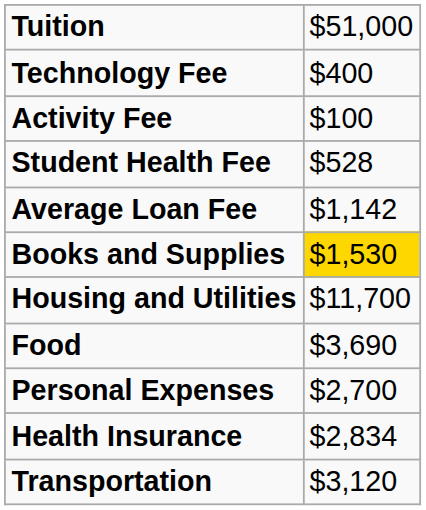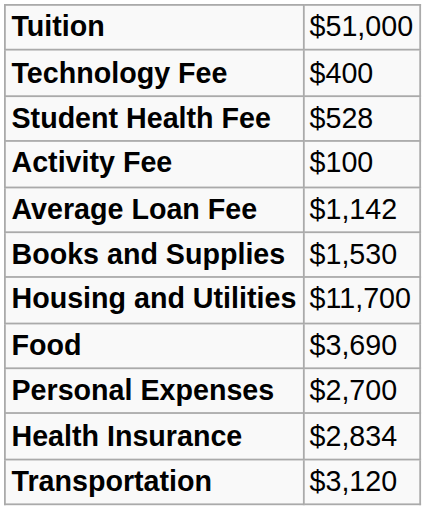rows swapped: (141, 163) <-> (92, 118)
(353, 254) gold background -> (353, 254) no background
